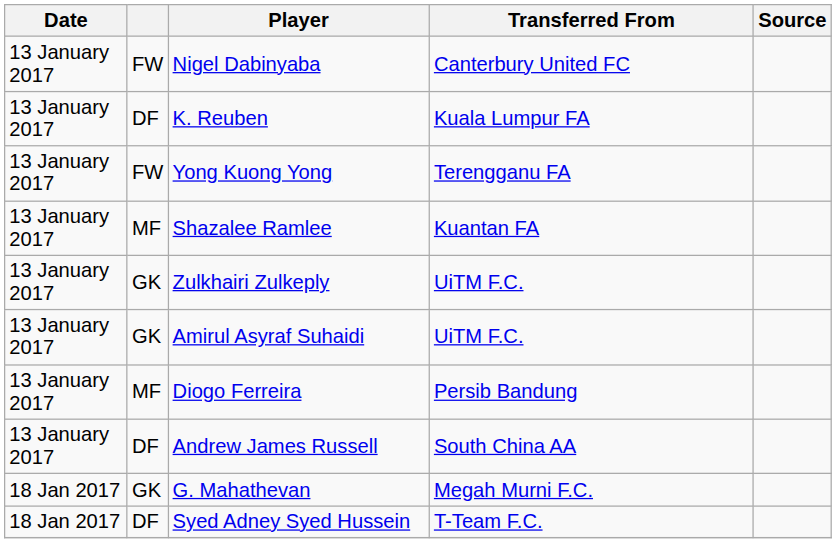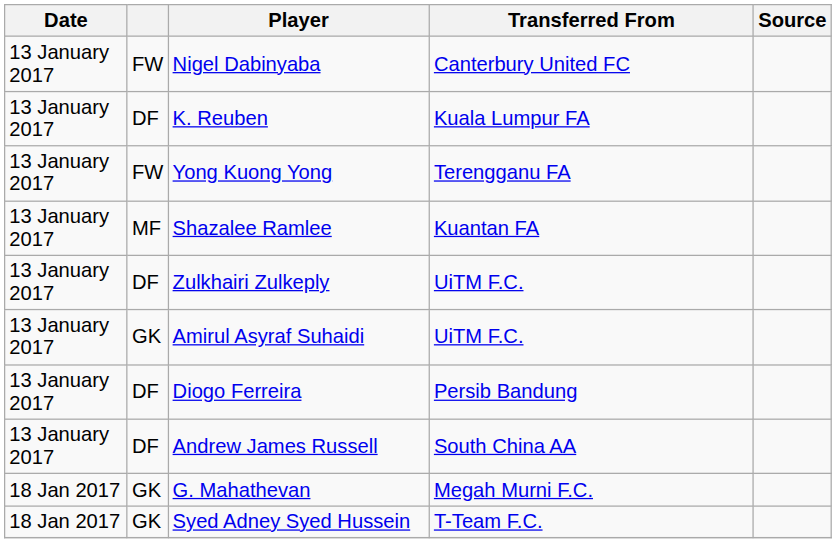(147, 282) GK -> (145, 282) DF
(147, 391) MF -> (145, 391) DF
(145, 521) DF -> (147, 521) GK
